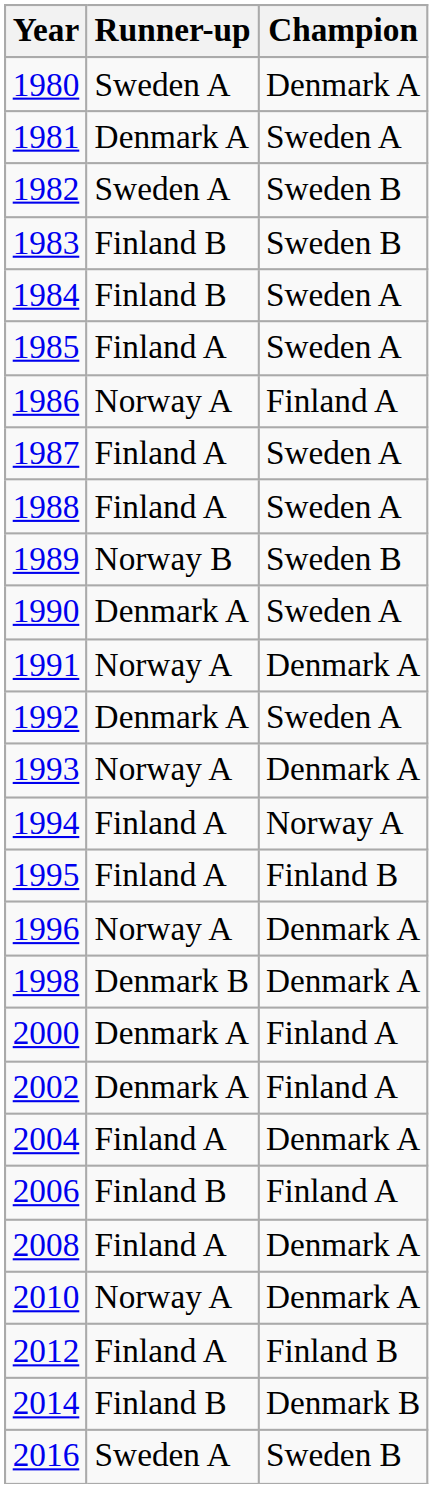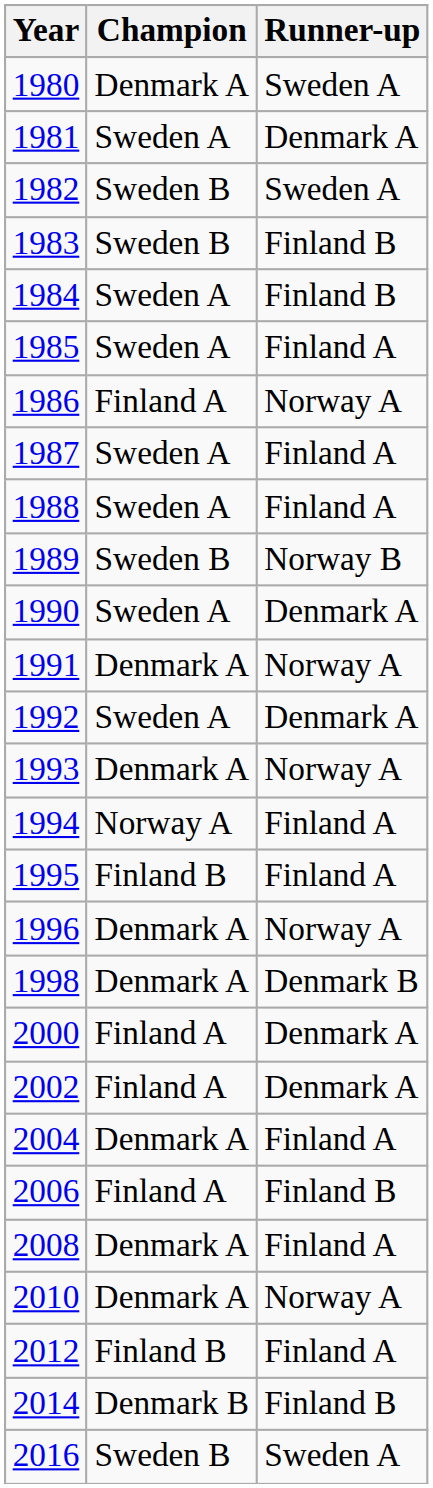columns swapped: (343, 30) <-> (173, 30)
